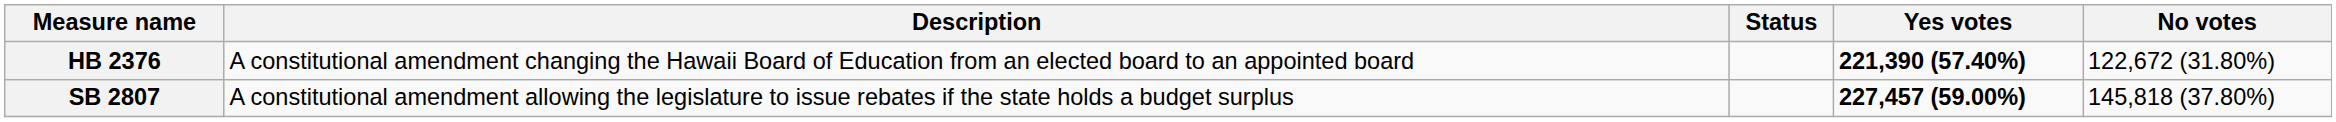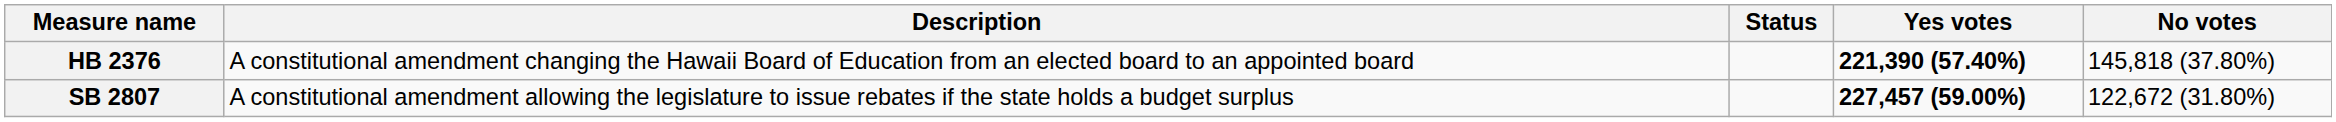(2182, 60) 122,672 (31.80%) -> (2182, 60) 145,818 (37.80%)
(2182, 97) 145,818 (37.80%) -> (2182, 97) 122,672 (31.80%)
